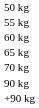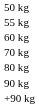- row: (16, 52)
+ row: (16, 68)
